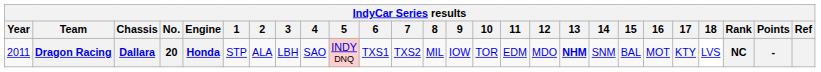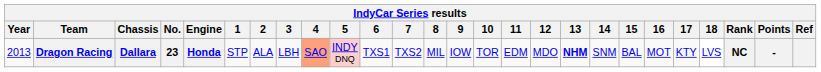(18, 52) 2011 -> (19, 52) 2013
(172, 52) 20 -> (172, 52) 23
(315, 52) no background -> (316, 52) lightsalmon background
